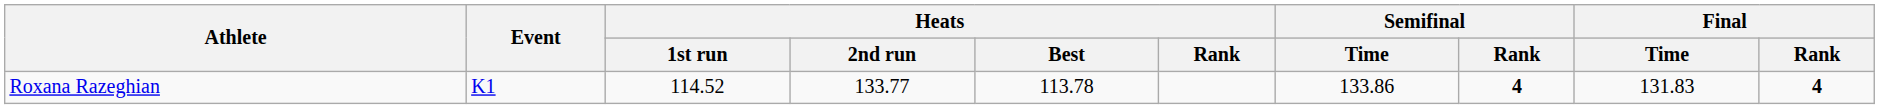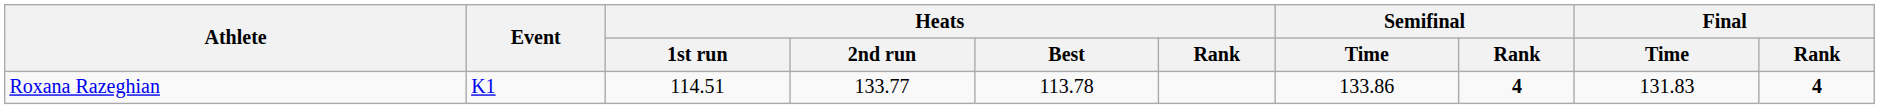(697, 87) 114.52 -> (697, 87) 114.51
